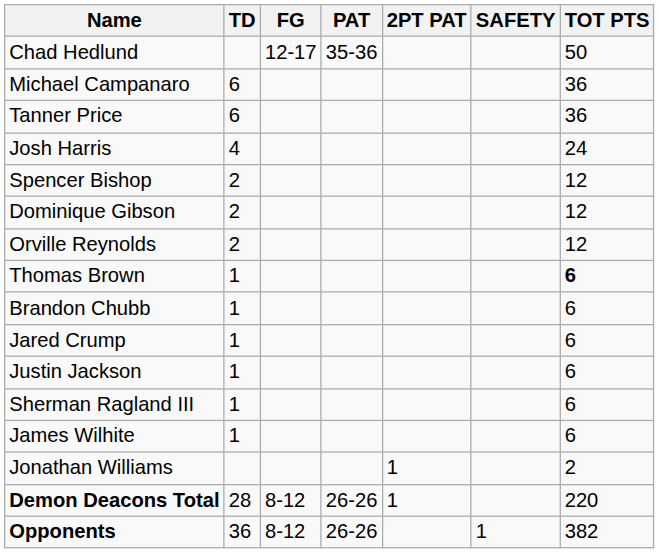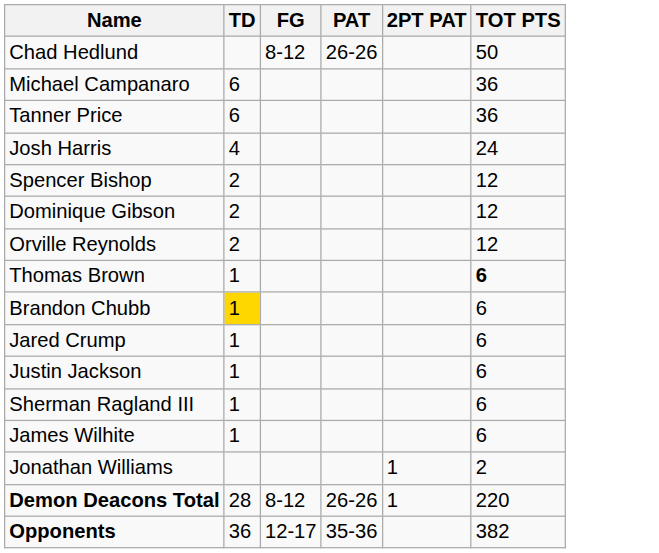- column: (516, 20)
(291, 52) 12-17 -> (285, 52) 8-12
(352, 52) 35-36 -> (352, 52) 26-26
(234, 308) no background -> (234, 308) gold background
(285, 532) 8-12 -> (291, 532) 12-17
(352, 532) 26-26 -> (352, 532) 35-36
